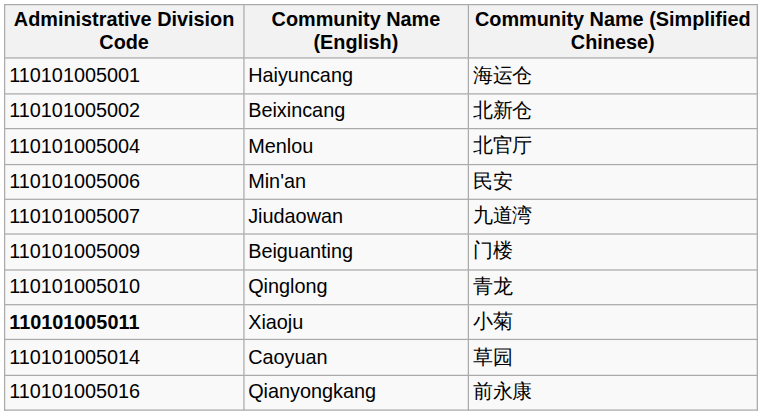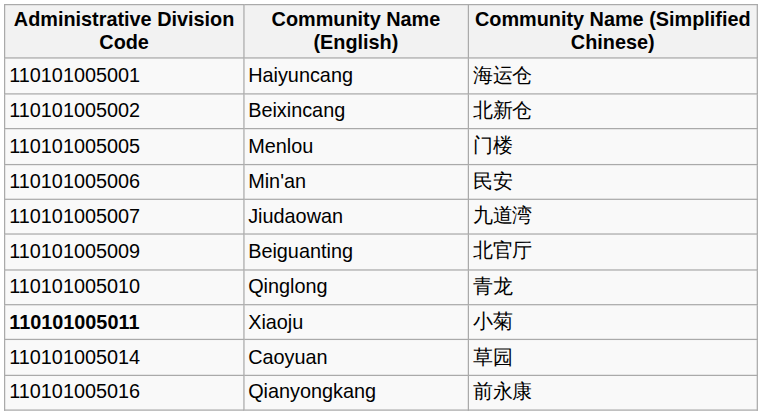(75, 146) 110101005004 -> (75, 146) 110101005005
(503, 145) 北官厅 -> (493, 145) 门楼
(493, 251) 门楼 -> (503, 251) 北官厅
